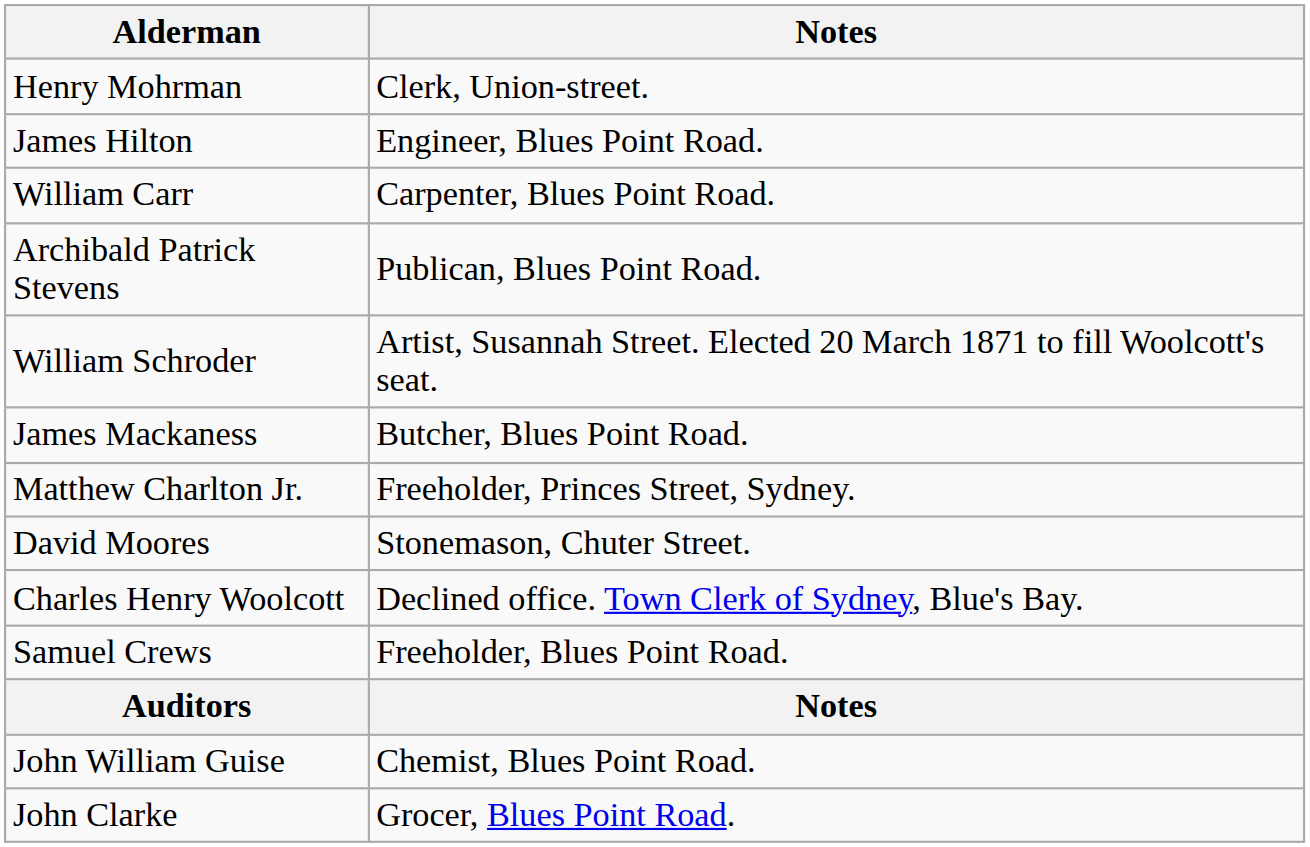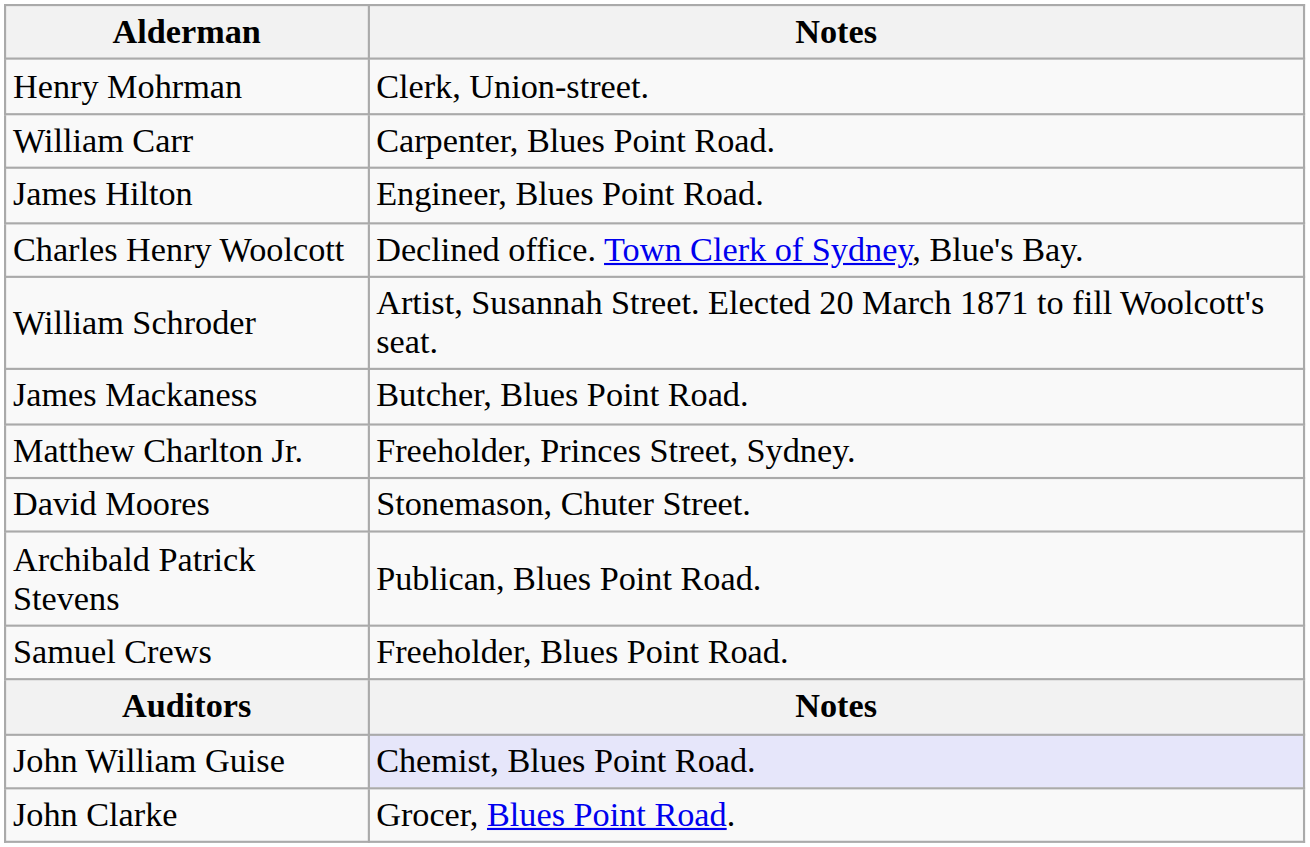rows swapped: (103, 194) <-> (103, 140)
rows swapped: (179, 597) <-> (134, 268)
(566, 760) no background -> (566, 760) lavender background
